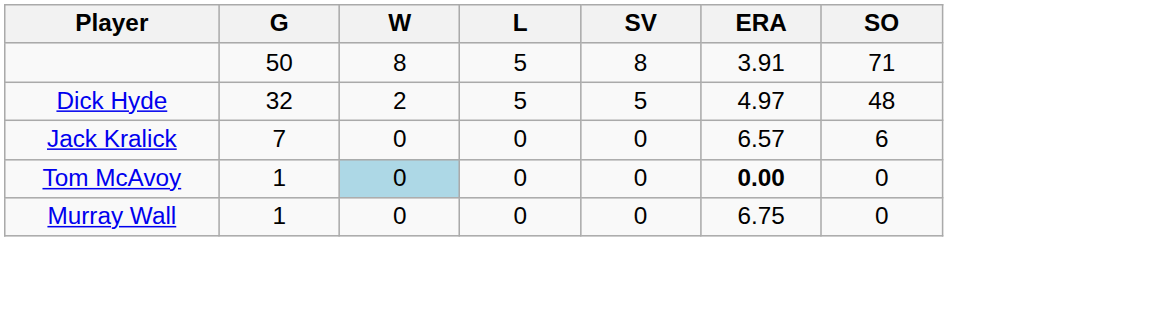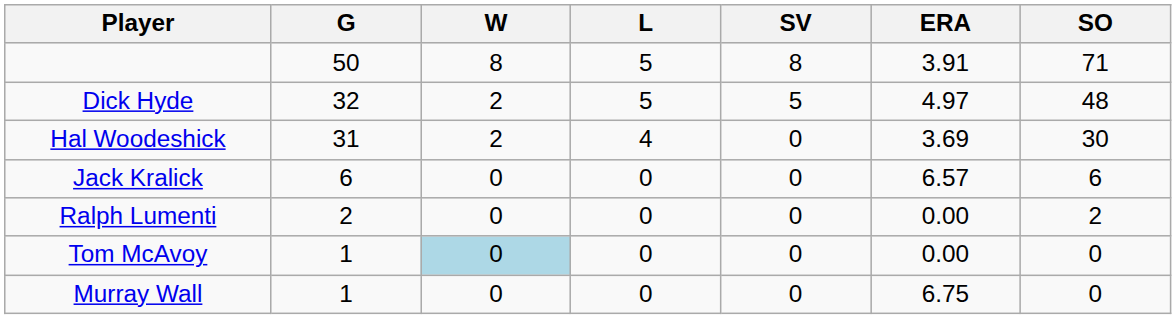+ row: (138, 139)
(279, 139) 7 -> (346, 178) 6
+ row: (138, 216)
(761, 178) bold -> (945, 255) normal
